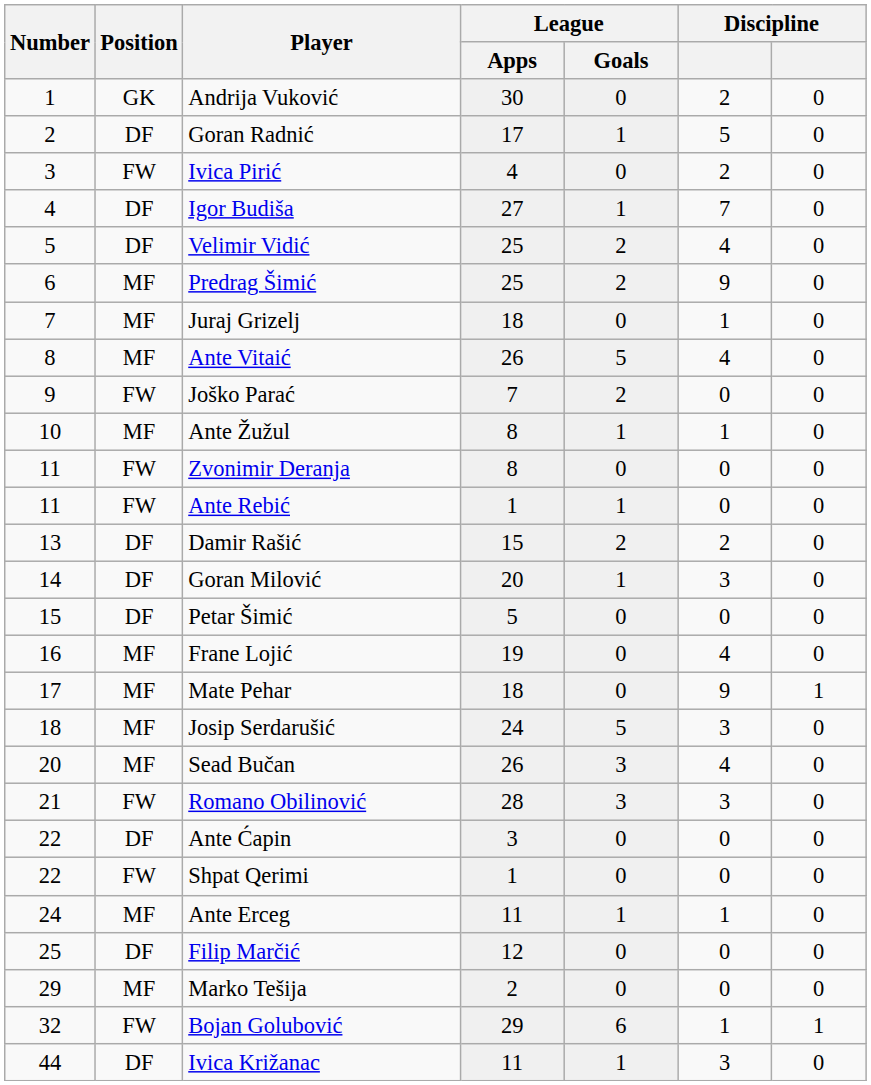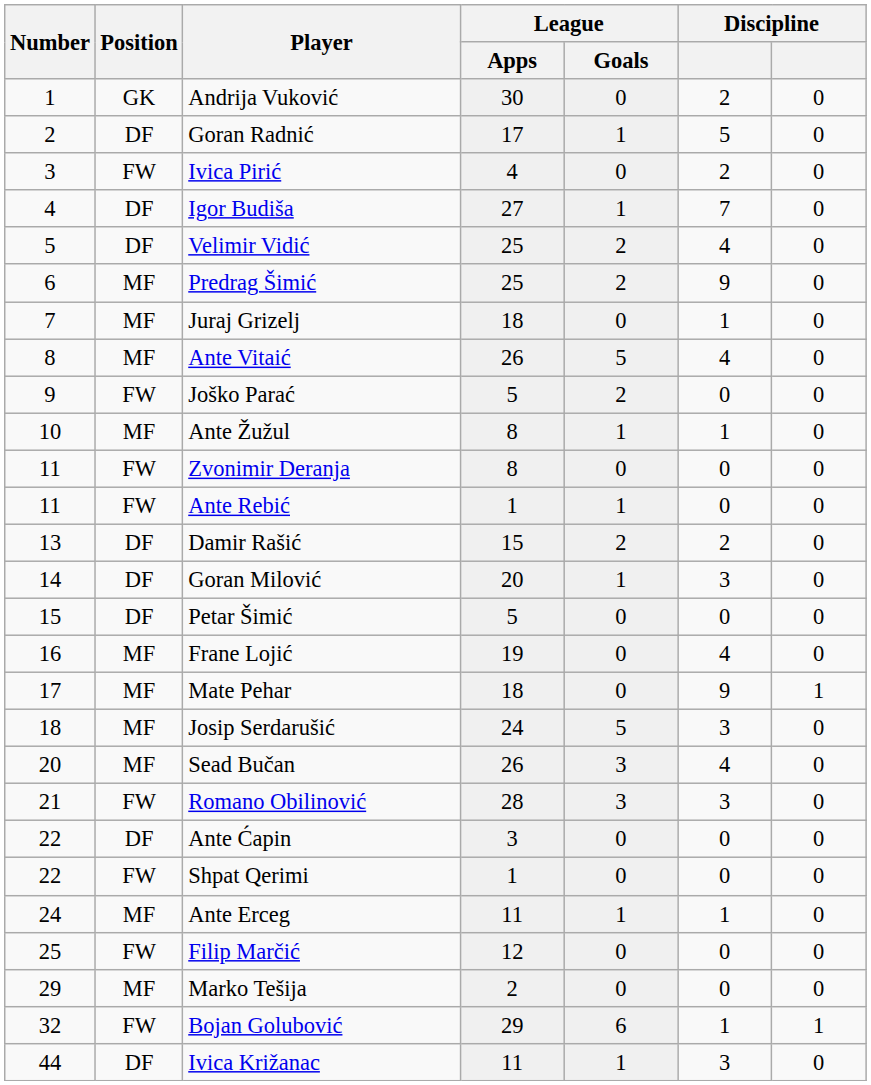(512, 394) 7 -> (512, 394) 5
(139, 950) DF -> (139, 950) FW
